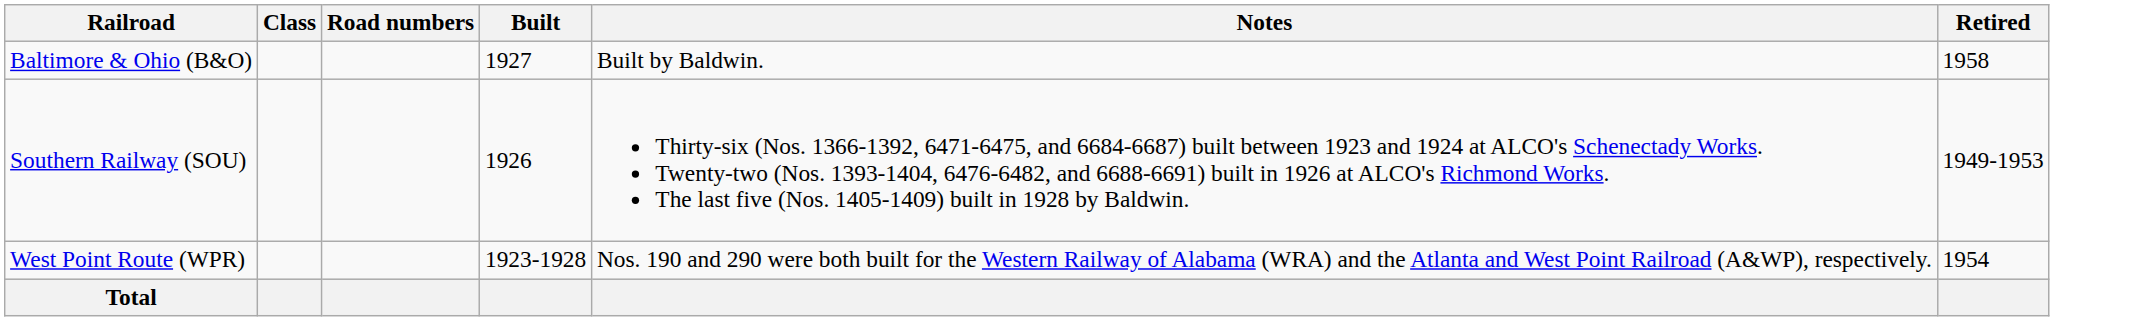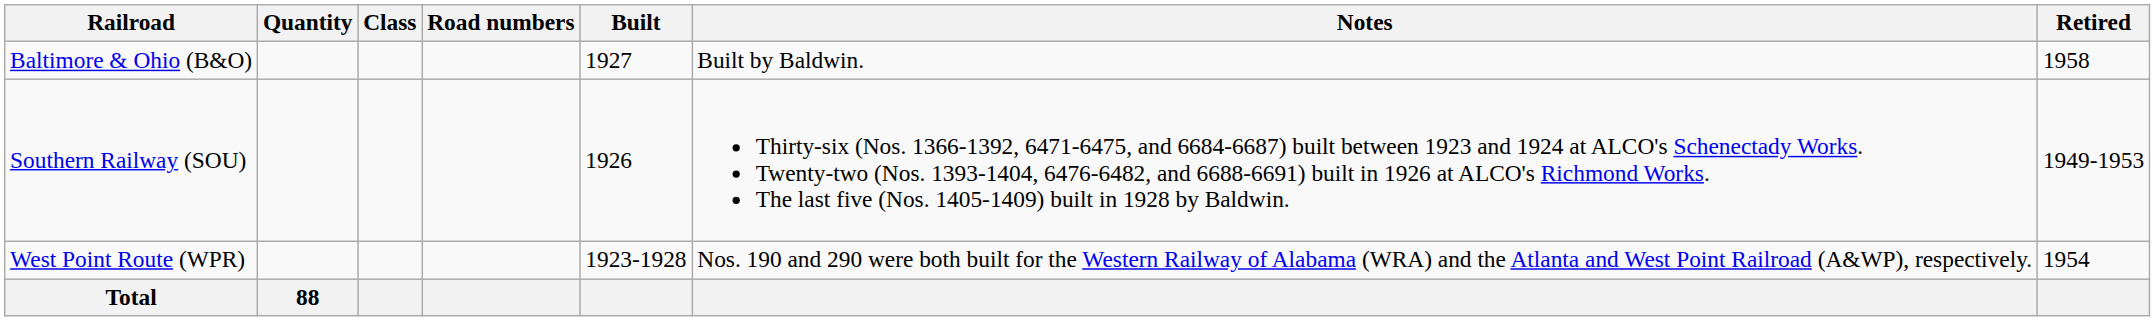+ column: (308, 23)
